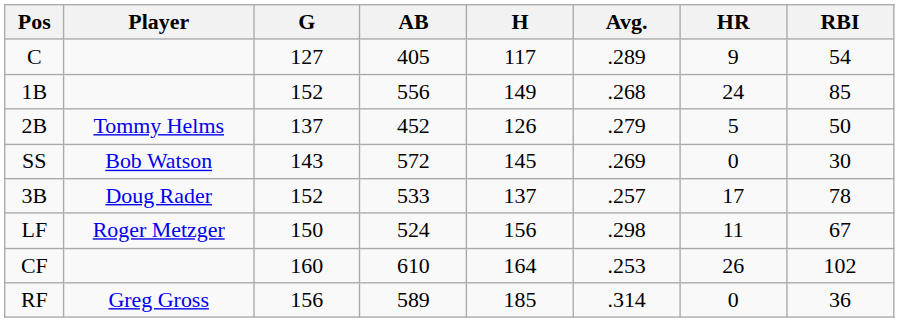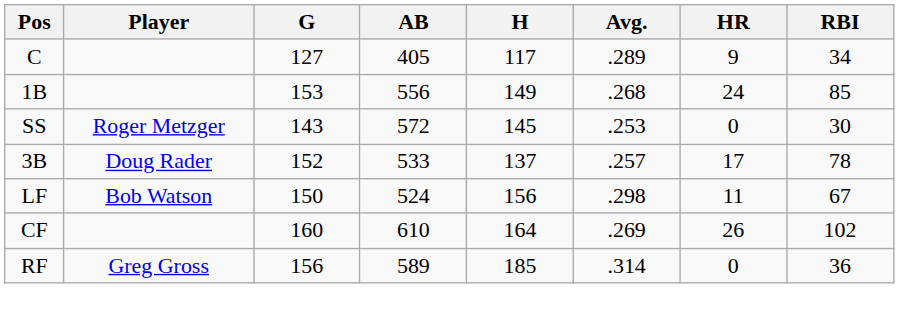(840, 56) 54 -> (840, 56) 34
(307, 91) 152 -> (307, 91) 153
- row: (34, 126)
(159, 160) Bob Watson -> (159, 126) Roger Metzger
(627, 160) .269 -> (627, 126) .253
(159, 230) Roger Metzger -> (159, 195) Bob Watson
(627, 265) .253 -> (627, 230) .269
